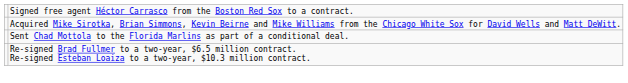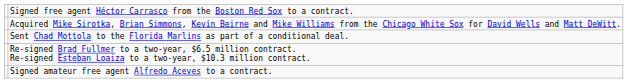+ row: (141, 72)
